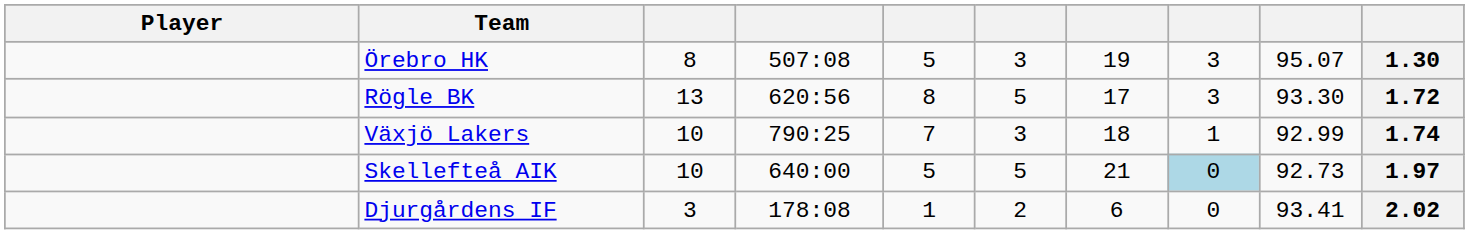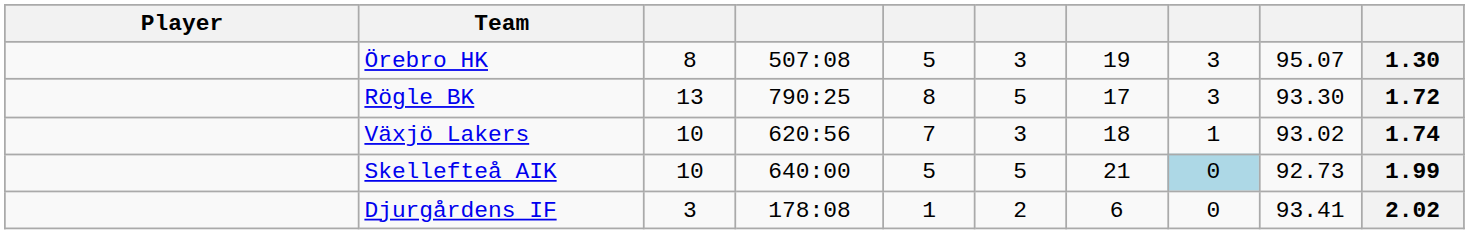(809, 98) 620:56 -> (809, 98) 790:25
(809, 135) 790:25 -> (809, 135) 620:56
(1310, 135) 92.99 -> (1310, 135) 93.02
(1412, 173) 1.97 -> (1412, 173) 1.99
